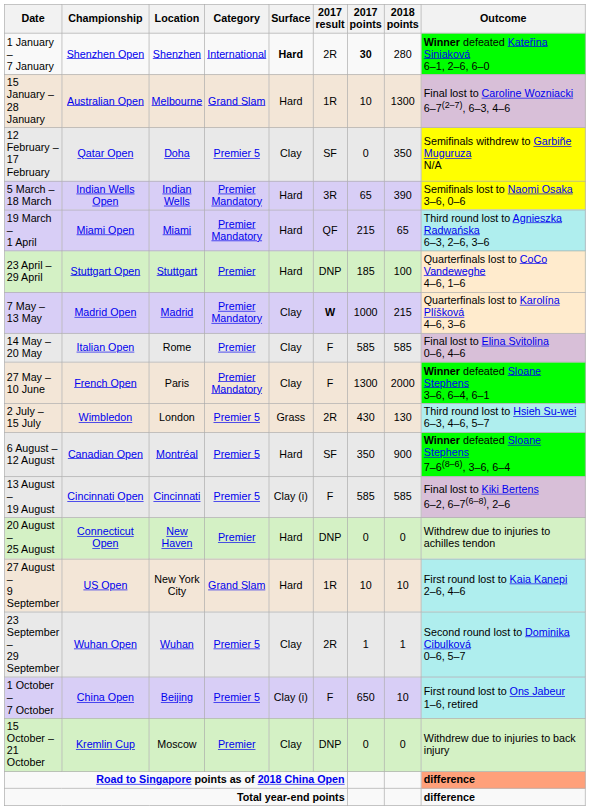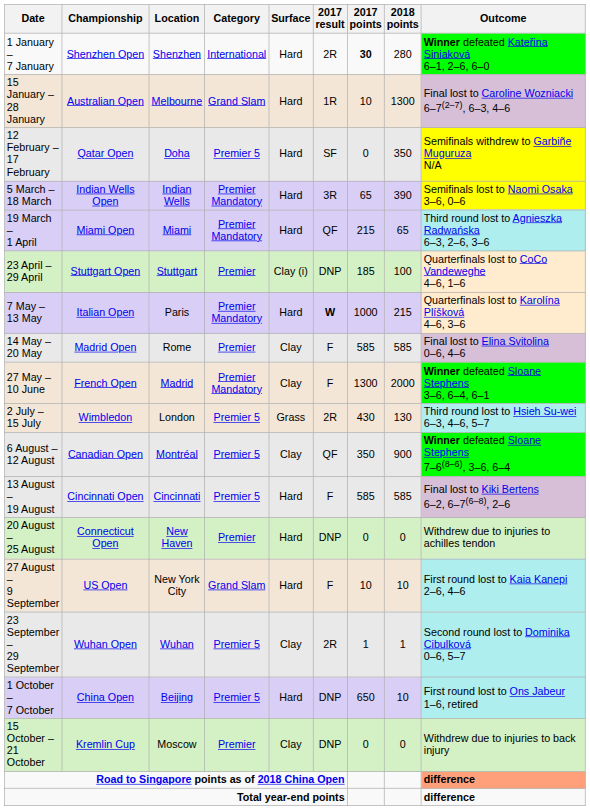(291, 54) bold -> (291, 54) normal
(291, 154) Clay -> (291, 154) Hard
(291, 271) Hard -> (291, 271) Clay (i)
(105, 312) Madrid Open -> (105, 312) Italian Open
(177, 312) Madrid -> (177, 312) Paris
(291, 312) Clay -> (291, 312) Hard
(105, 348) Italian Open -> (105, 348) Madrid Open
(177, 383) Paris -> (177, 383) Madrid
(291, 454) Hard -> (291, 454) Clay
(330, 454) SF -> (330, 454) QF
(291, 497) Clay (i) -> (291, 497) Hard
(330, 585) 1R -> (330, 585) F
(291, 697) Clay (i) -> (291, 697) Hard
(330, 697) F -> (330, 697) DNP
